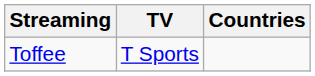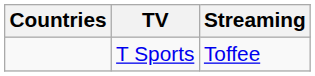columns swapped: (257, 20) <-> (60, 20)
